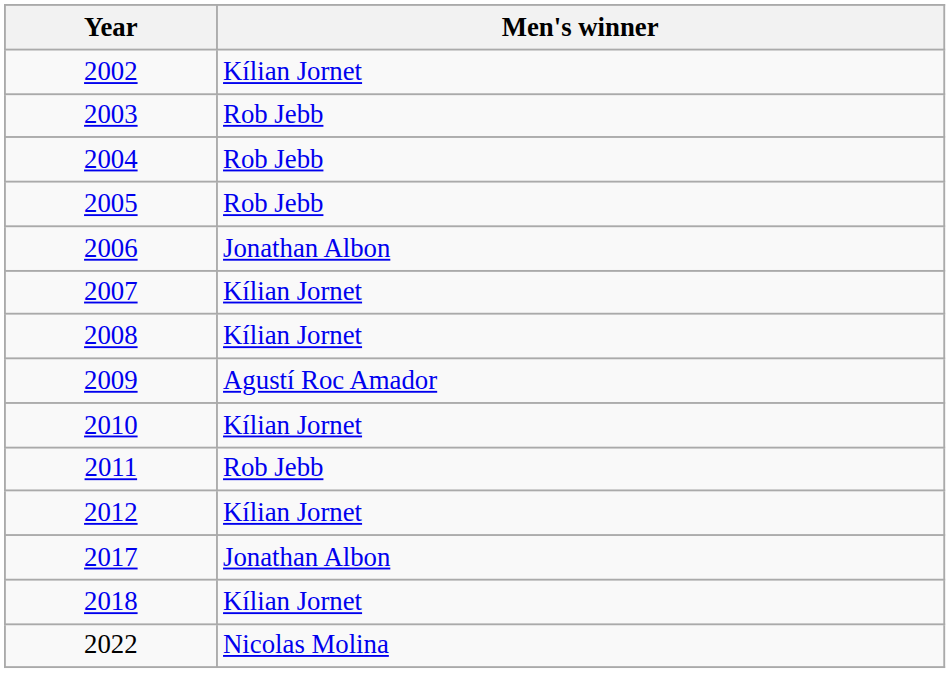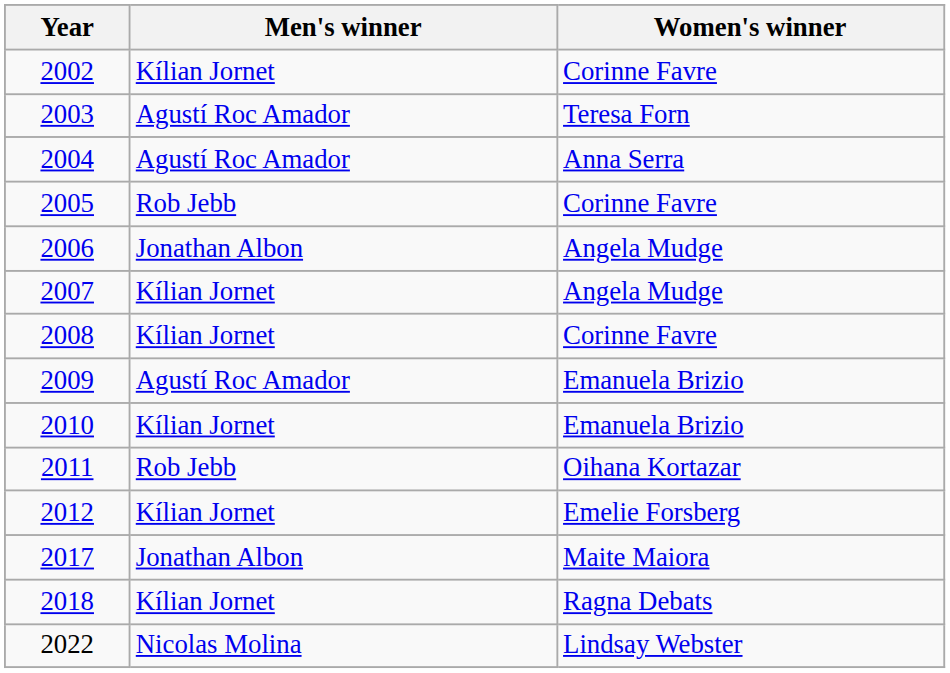+ column: (750, 26)
(273, 115) Rob Jebb -> (243, 115) Agustí Roc Amador
(273, 159) Rob Jebb -> (243, 159) Agustí Roc Amador
